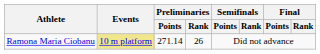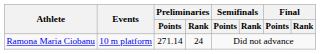(126, 42) khaki background -> (126, 42) no background
(199, 42) 26 -> (199, 42) 24
